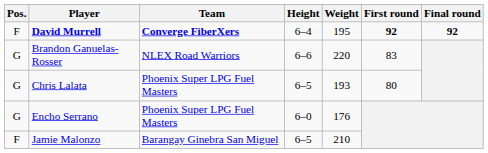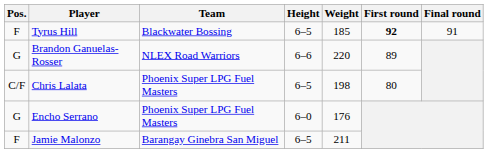- row: (66, 31)
+ row: (54, 31)
(391, 55) 83 -> (391, 55) 89
(17, 85) G -> (17, 85) C/F
(342, 85) 193 -> (342, 85) 198
(342, 139) 210 -> (342, 139) 211
